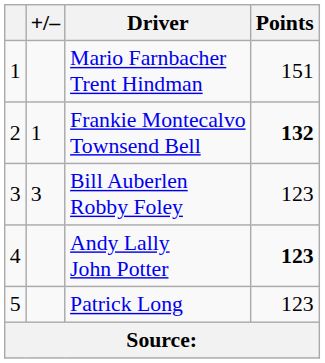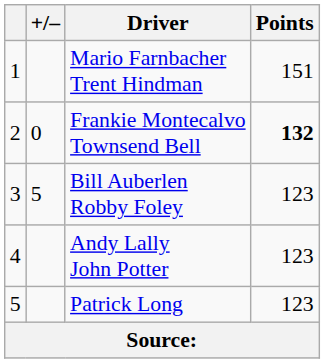(36, 132) 1 -> (36, 132) 0
(36, 194) 3 -> (36, 194) 5
(297, 256) bold -> (297, 256) normal
